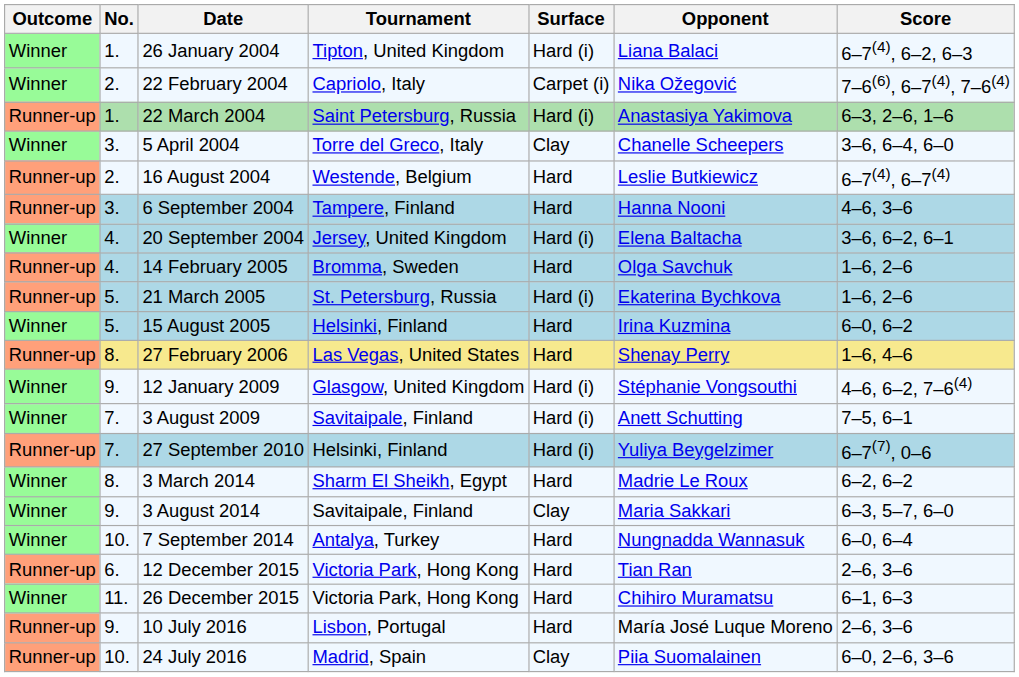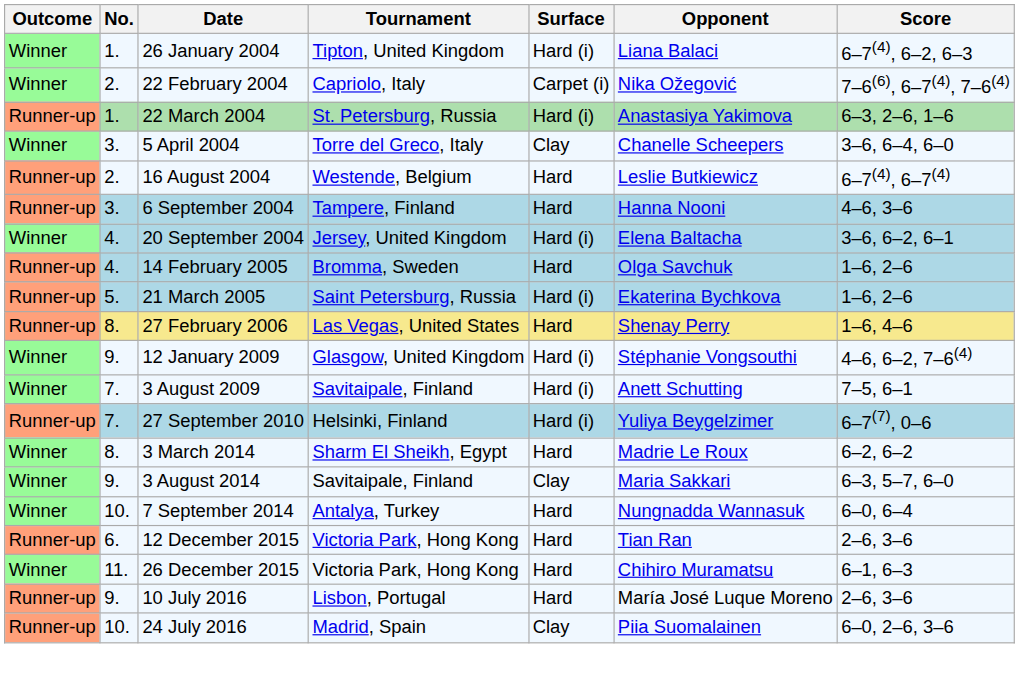(414, 116) Saint Petersburg, Russia -> (405, 116) St. Petersburg, Russia
(405, 296) St. Petersburg, Russia -> (414, 296) Saint Petersburg, Russia
- row: (206, 325)
